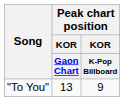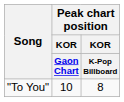(66, 88) 13 -> (66, 88) 10
(100, 88) 9 -> (100, 88) 8
